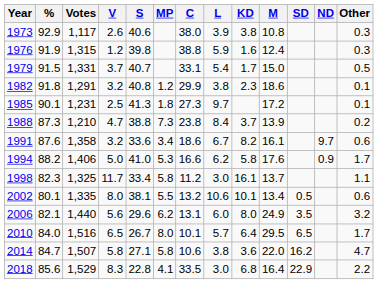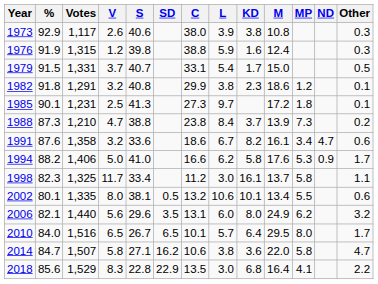columns swapped: (165, 13) <-> (301, 13)
(326, 141) 9.7 -> (326, 141) 4.7
(190, 269) 33.5 -> (195, 269) 13.5
